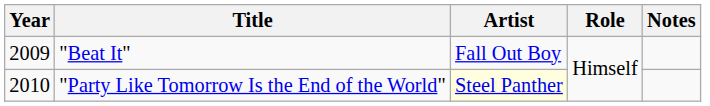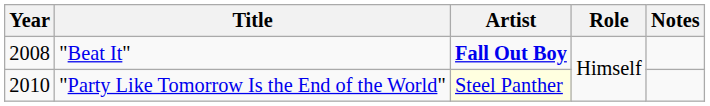(30, 52) 2009 -> (30, 52) 2008
(508, 52) normal -> (511, 52) bold
